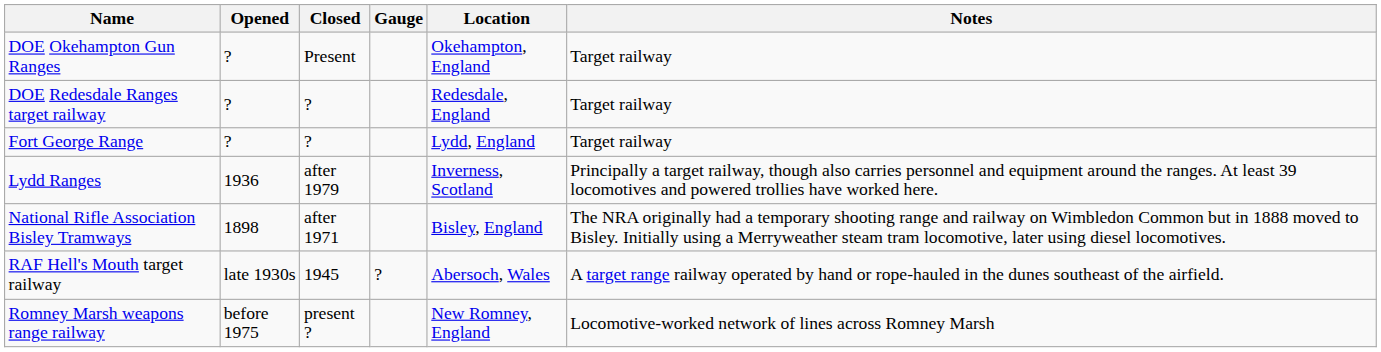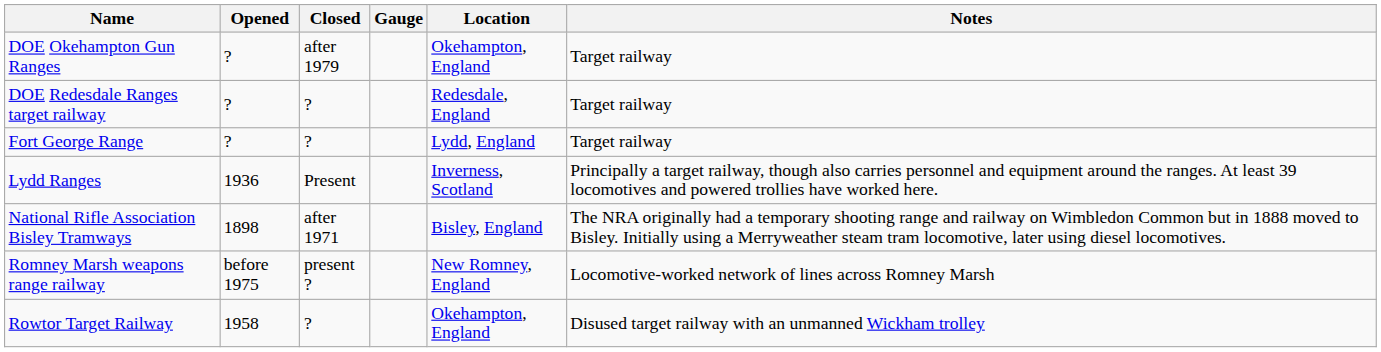(330, 56) Present -> (322, 56) after 1979
(322, 179) after 1979 -> (330, 179) Present
- row: (96, 275)
+ row: (91, 322)
